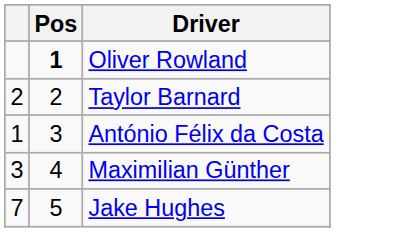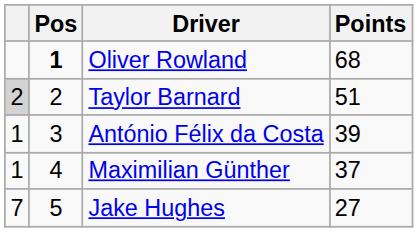+ column: (371, 23)
(17, 97) no background -> (17, 97) lightgrey background
(17, 170) 3 -> (17, 170) 1
